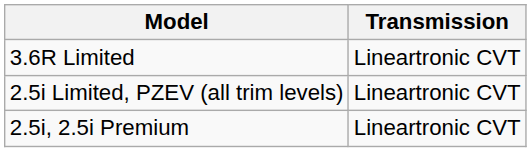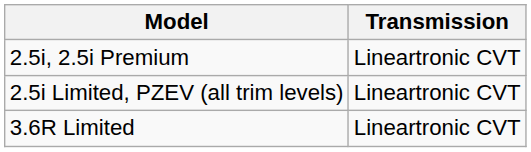rows swapped: (99, 127) <-> (72, 57)
